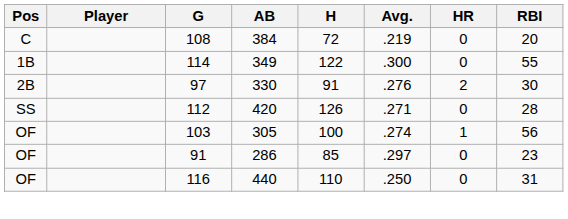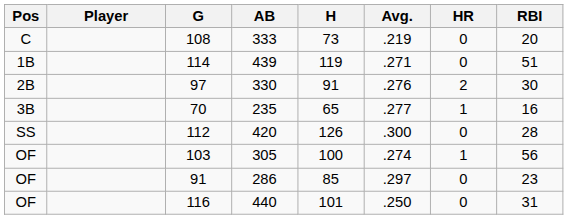(264, 39) 384 -> (264, 39) 333
(331, 39) 72 -> (331, 39) 73
(264, 62) 349 -> (264, 62) 439
(331, 62) 122 -> (331, 62) 119
(397, 62) .300 -> (397, 62) .271
(530, 62) 55 -> (530, 62) 51
+ row: (198, 109)
(397, 109) .271 -> (397, 132) .300
(331, 179) 110 -> (331, 202) 101
